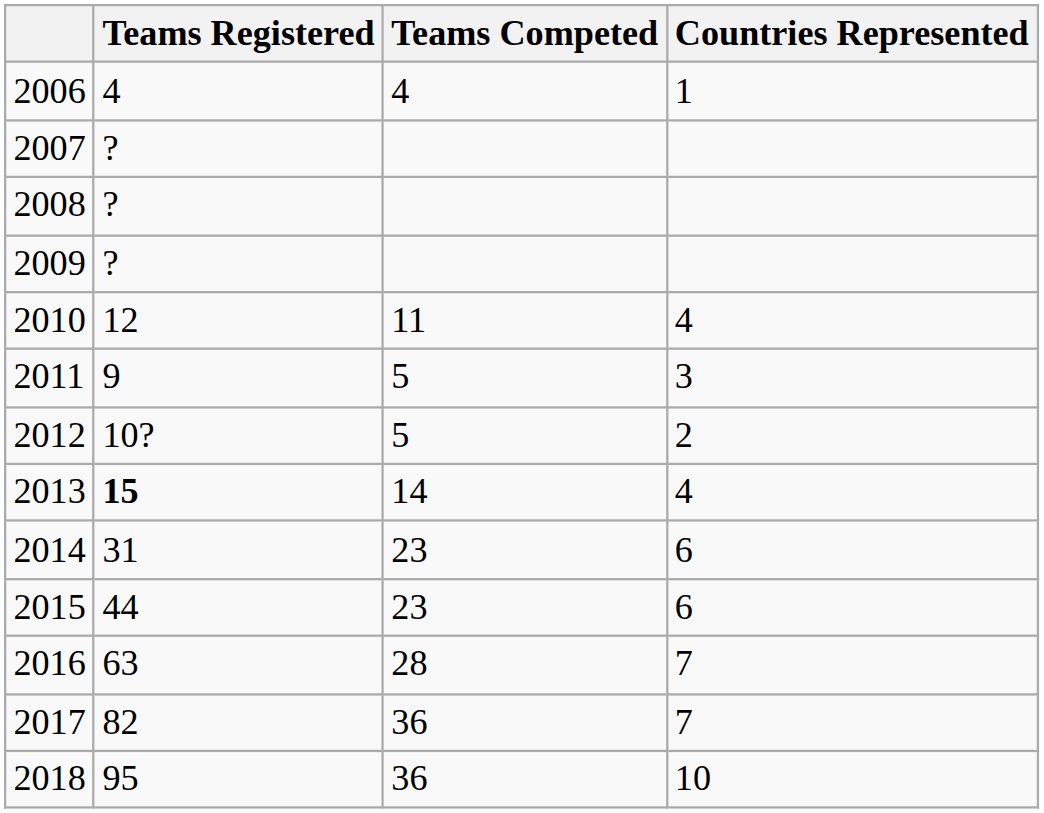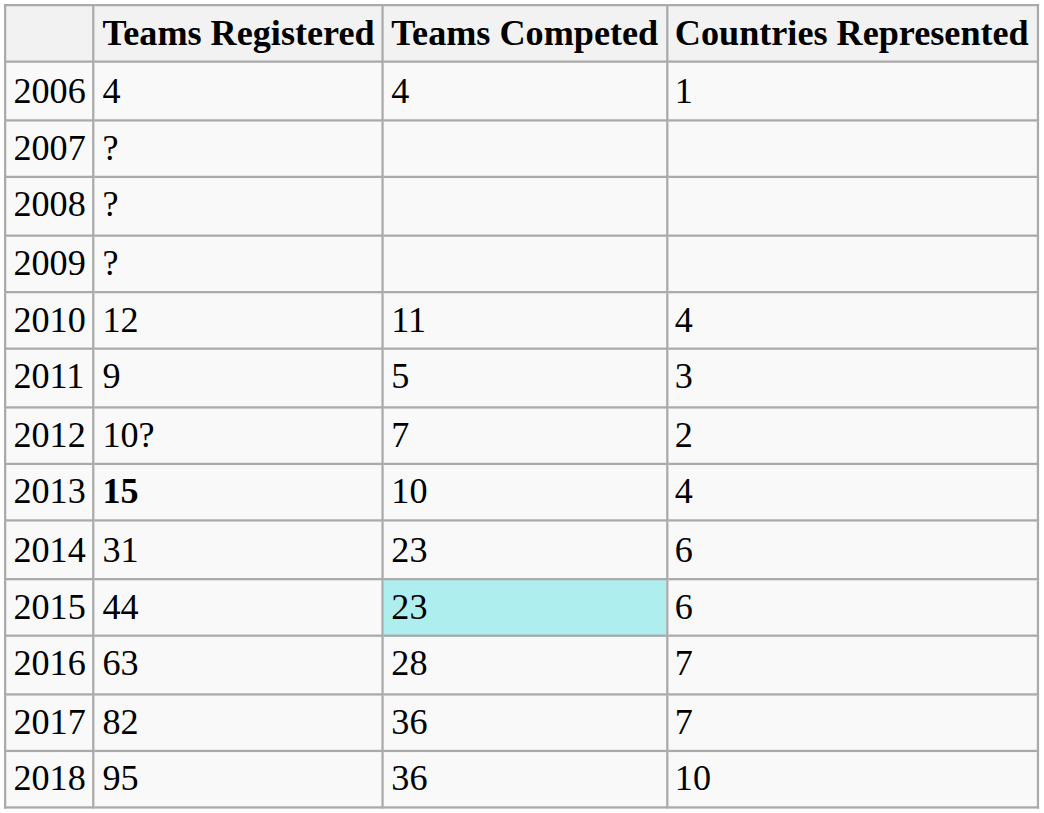(400, 434) 5 -> (400, 434) 7
(409, 491) 14 -> (409, 491) 10
(409, 606) no background -> (409, 606) paleturquoise background
